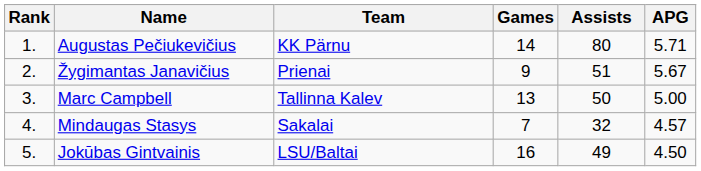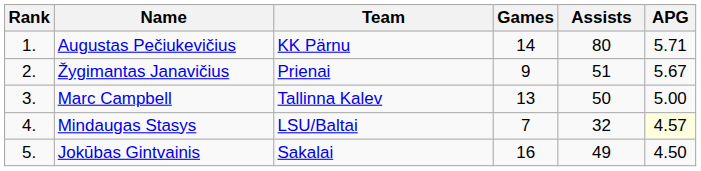(305, 125) Sakalai -> (318, 125) LSU/Baltai
(670, 125) no background -> (670, 125) lightyellow background
(318, 152) LSU/Baltai -> (305, 152) Sakalai
